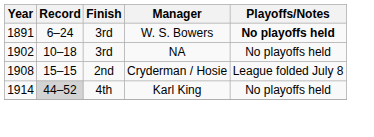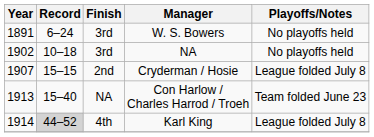(288, 33) bold -> (310, 33) normal
(20, 71) 1908 -> (20, 71) 1907
+ row: (188, 96)
(288, 90) No playoffs held -> (310, 122) League folded July 8
